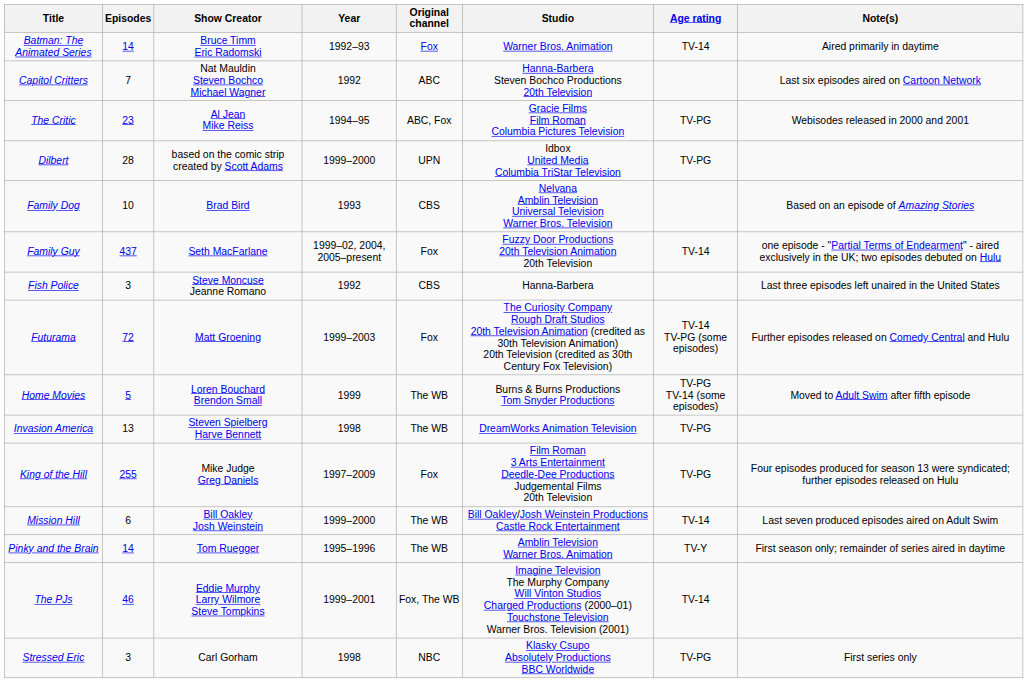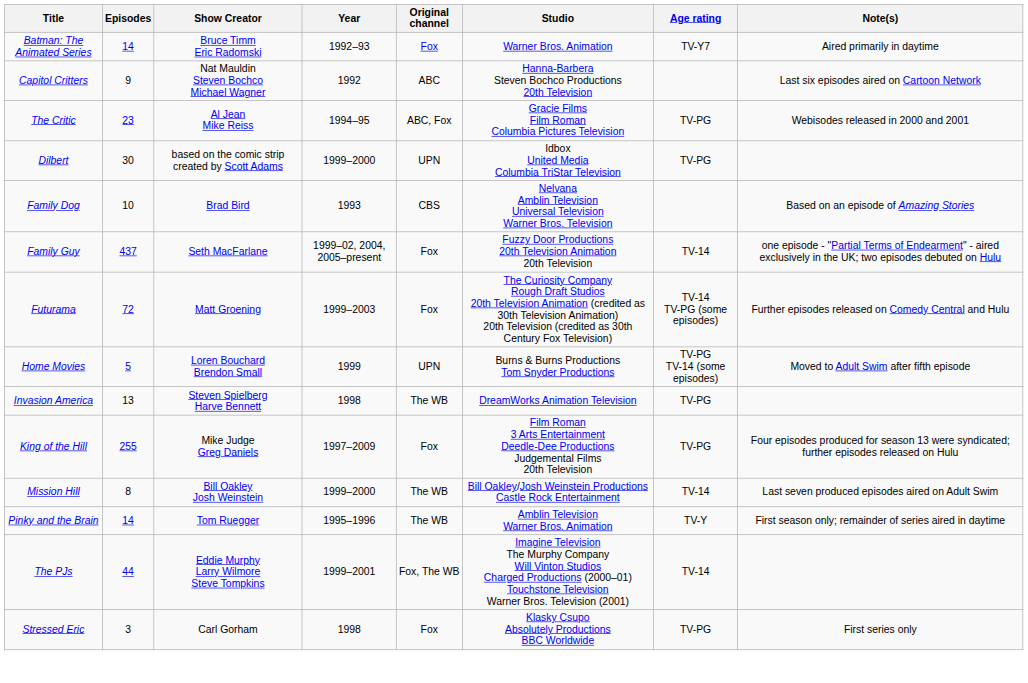(696, 46) TV-14 -> (696, 46) TV-Y7
(128, 80) 7 -> (128, 80) 9
(128, 160) 28 -> (128, 160) 30
- row: (53, 286)
(429, 395) The WB -> (429, 366) UPN
(128, 520) 6 -> (128, 492) 8
(128, 600) 46 -> (128, 572) 44
(429, 657) NBC -> (429, 629) Fox
